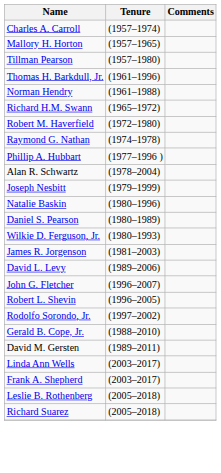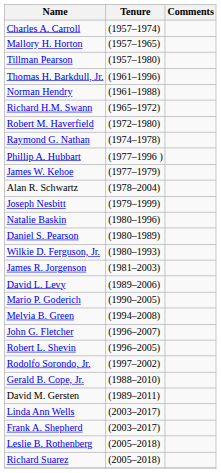+ row: (40, 172)
+ row: (44, 300)
+ row: (40, 316)
